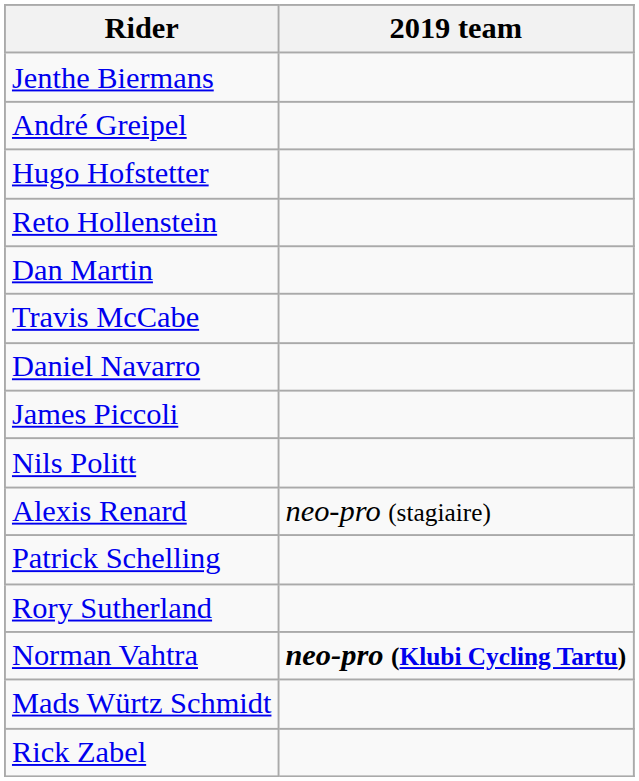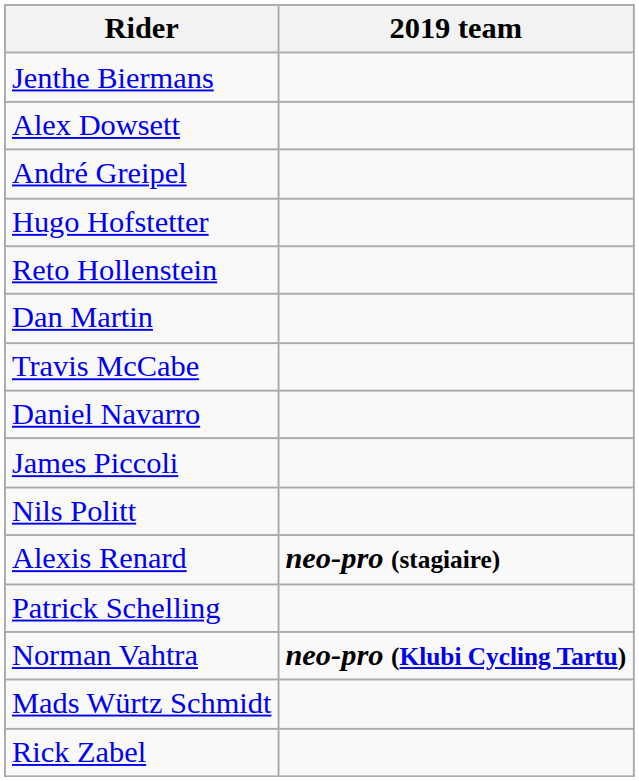+ row: (96, 125)
(388, 510) normal -> (393, 558) bold
- row: (112, 607)
